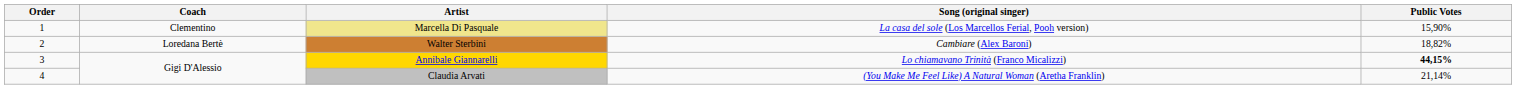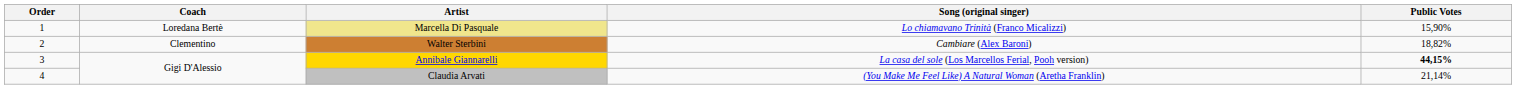(193, 28) Clementino -> (193, 28) Loredana Bertè
(984, 28) La casa del sole (Los Marcellos Ferial, Pooh version) -> (984, 28) Lo chiamavano Trinità (Franco Micalizzi)
(193, 44) Loredana Bertè -> (193, 44) Clementino
(984, 60) Lo chiamavano Trinità (Franco Micalizzi) -> (984, 60) La casa del sole (Los Marcellos Ferial, Pooh version)
